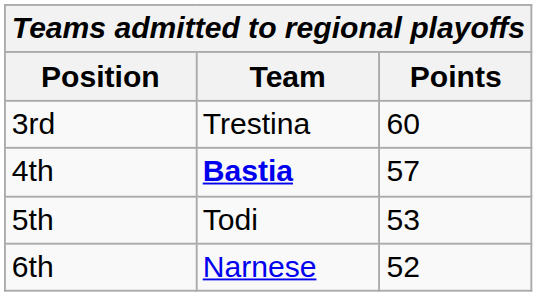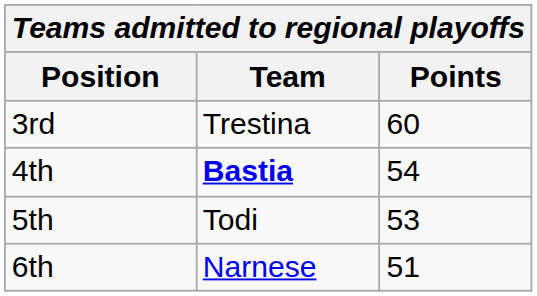(403, 171) 57 -> (403, 171) 54
(403, 266) 52 -> (403, 266) 51
